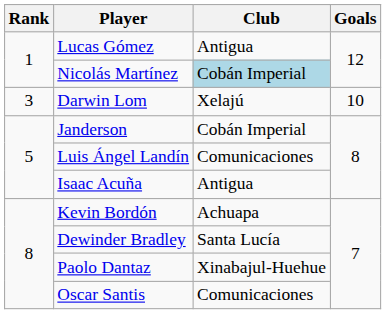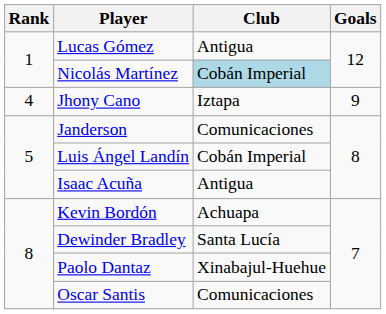- row: (102, 101)
+ row: (99, 101)
(252, 128) Cobán Imperial -> (255, 128) Comunicaciones
(255, 156) Comunicaciones -> (252, 156) Cobán Imperial
